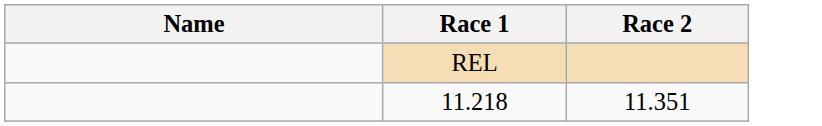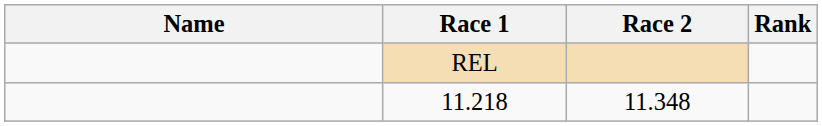+ column: (783, 23)
(657, 101) 11.351 -> (657, 101) 11.348
